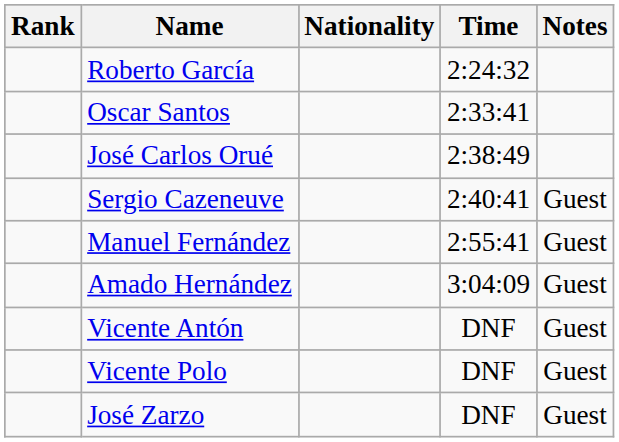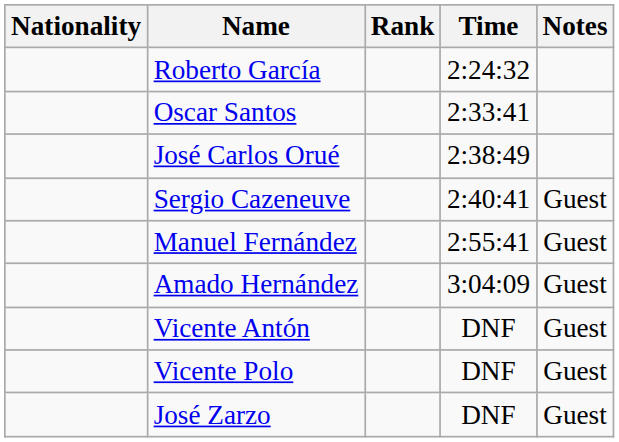columns swapped: (43, 26) <-> (369, 26)
